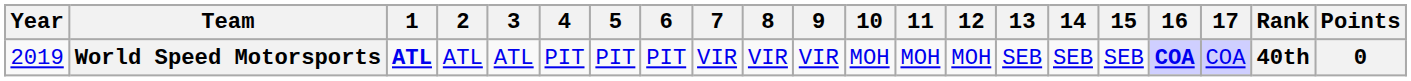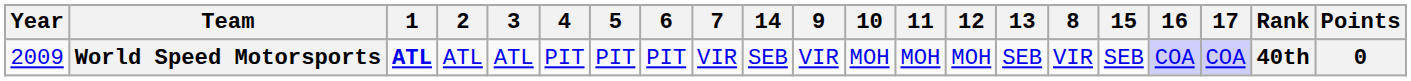columns swapped: (768, 23) <-> (1073, 23)
(37, 58) 2019 -> (37, 58) 2009
(1175, 58) bold -> (1175, 58) normal
